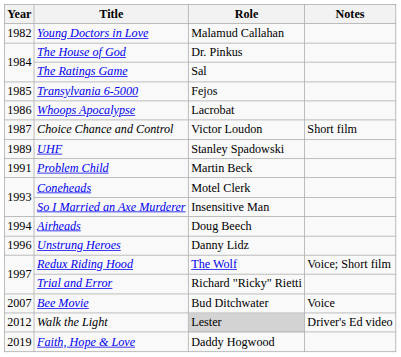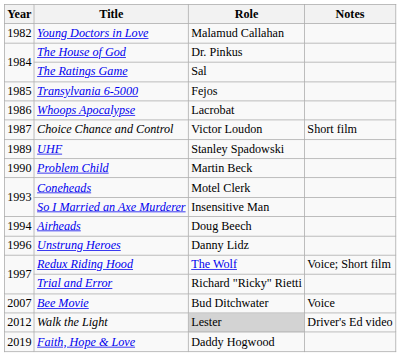(19, 168) 1991 -> (19, 168) 1990
